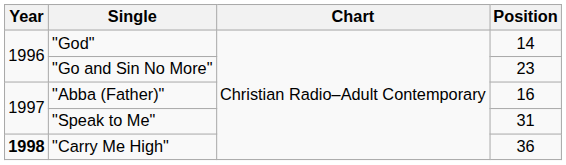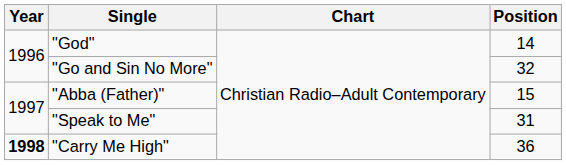(525, 69) 23 -> (525, 69) 32
(525, 95) 16 -> (525, 95) 15
